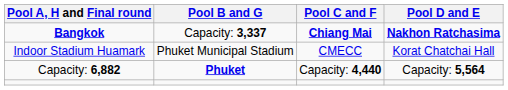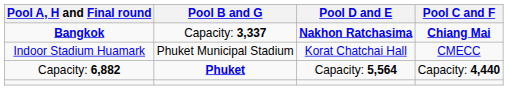columns swapped: (340, 13) <-> (443, 13)
